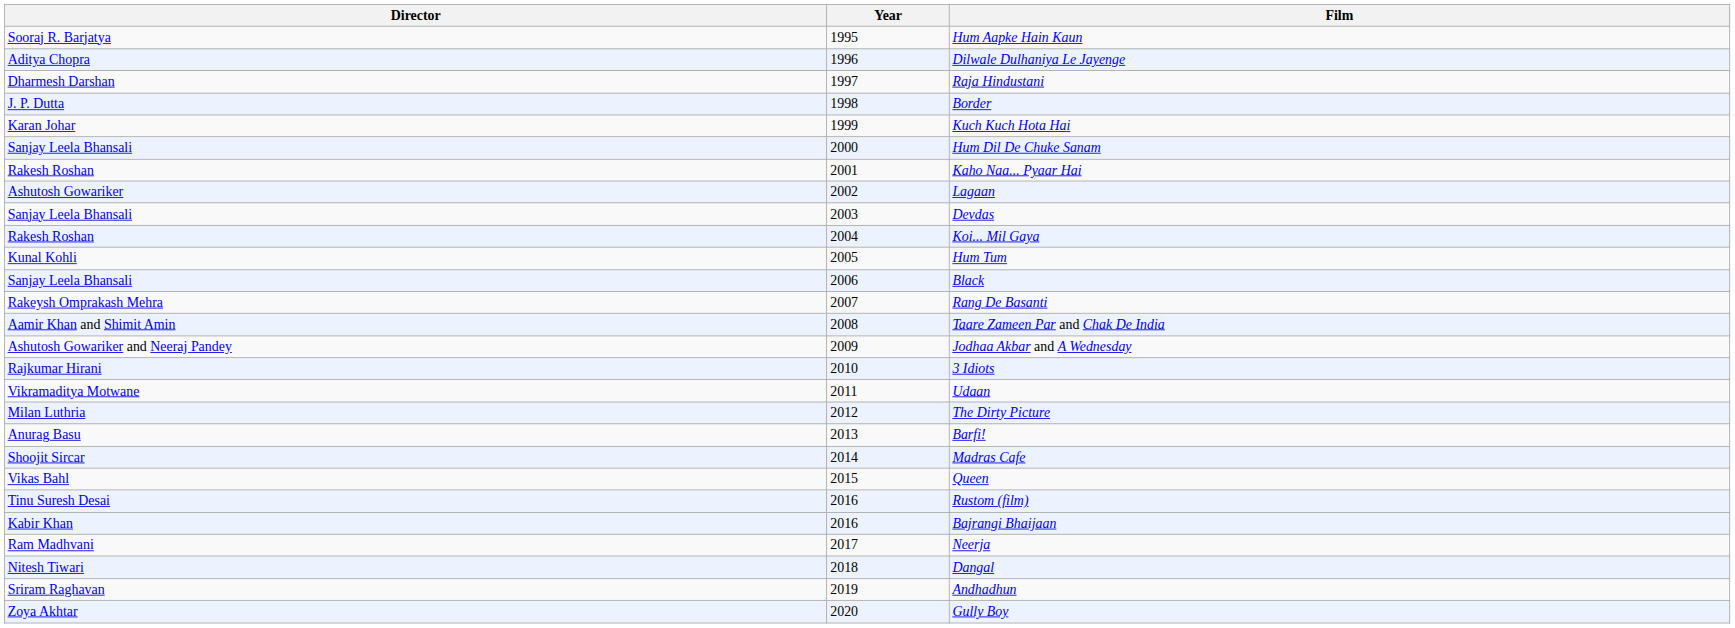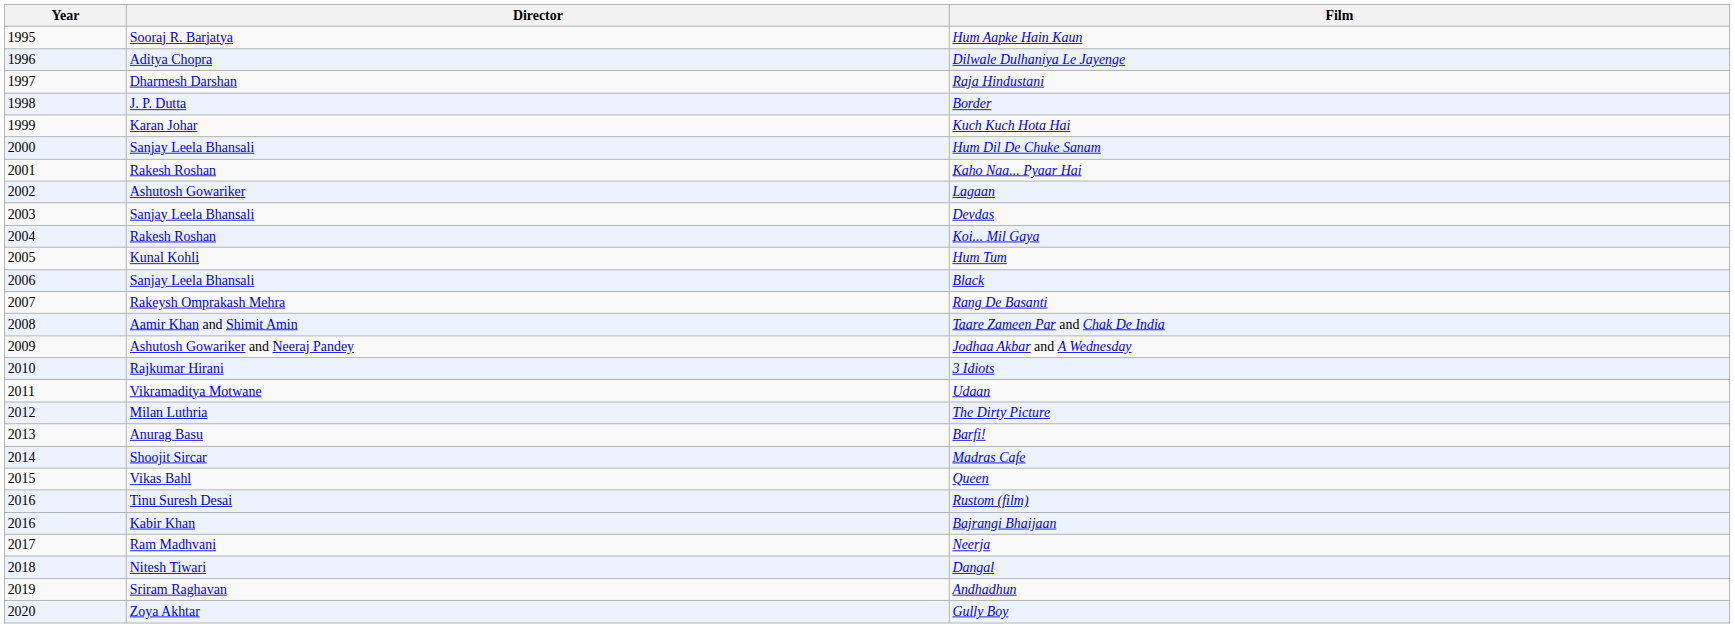columns swapped: (888, 15) <-> (416, 15)
